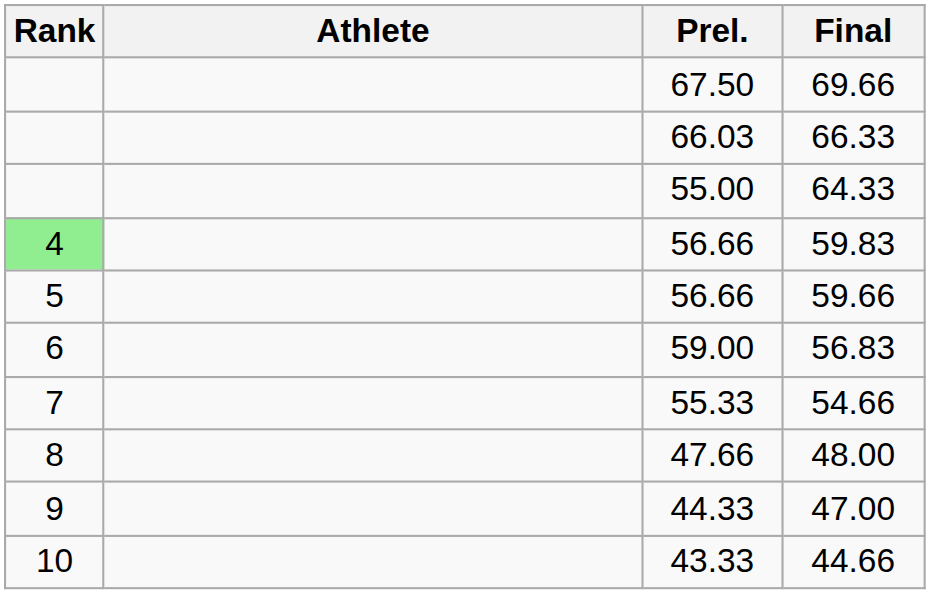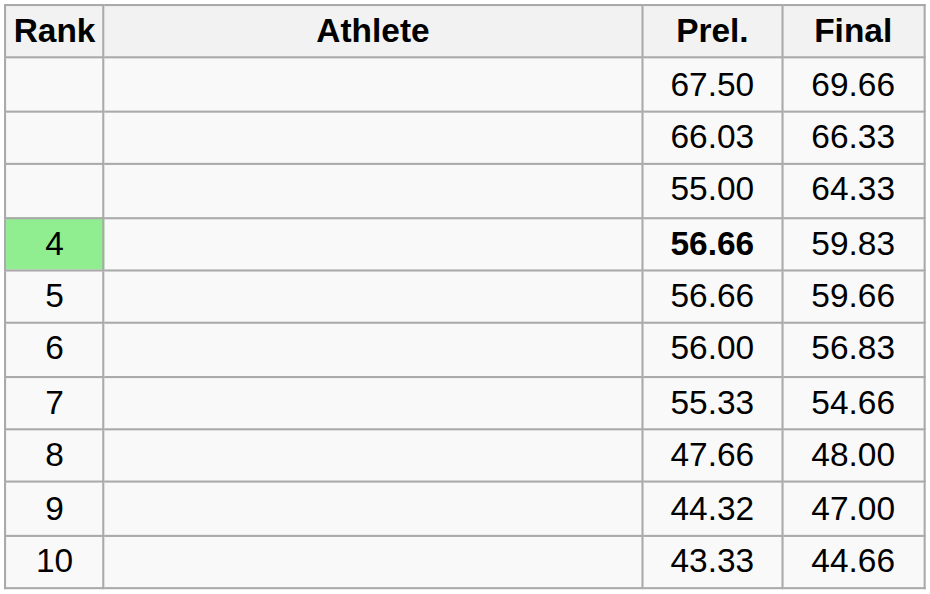(712, 243) normal -> (712, 243) bold
(712, 349) 59.00 -> (712, 349) 56.00
(712, 508) 44.33 -> (712, 508) 44.32
